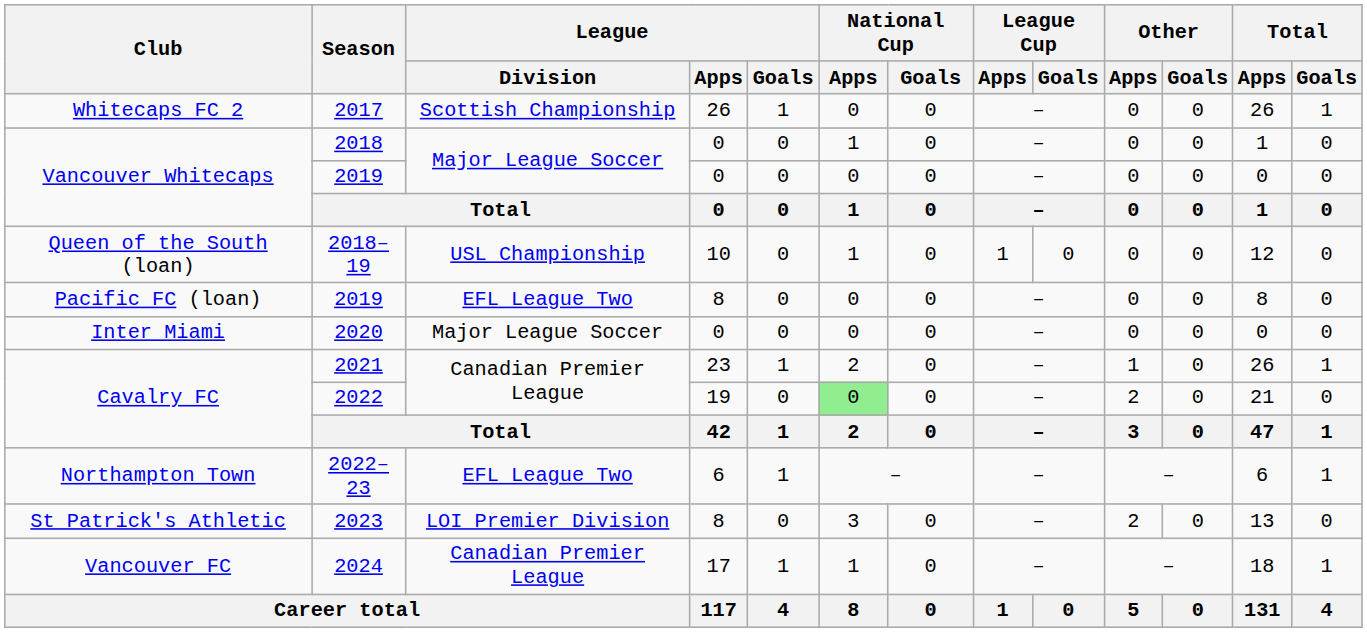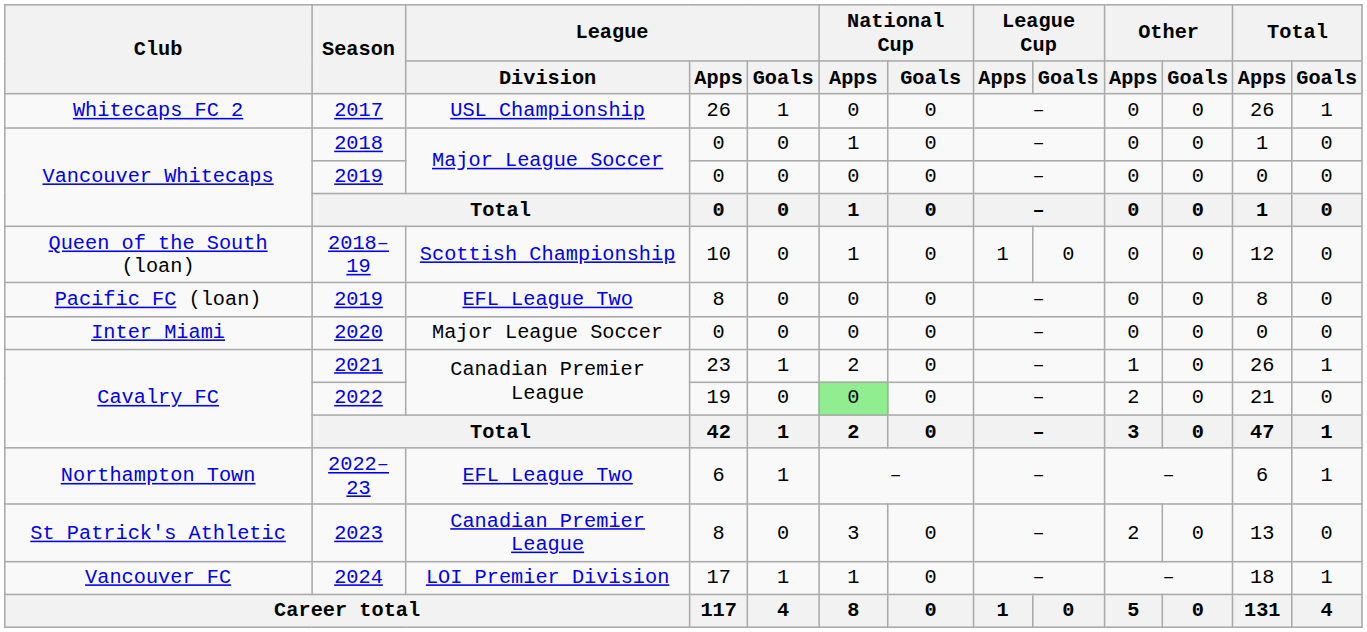(548, 111) Scottish Championship -> (548, 111) USL Championship
(548, 255) USL Championship -> (548, 255) Scottish Championship
(548, 521) LOI Premier Division -> (548, 533) Canadian Premier League
(548, 566) Canadian Premier League -> (548, 578) LOI Premier Division
